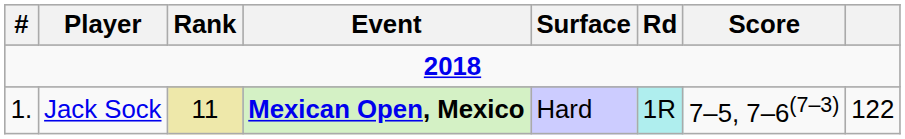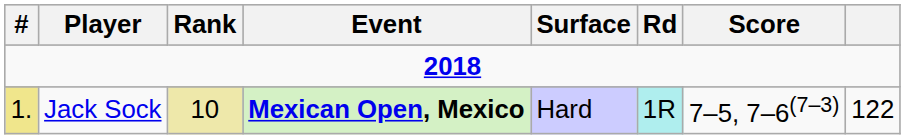(21, 110) no background -> (21, 110) khaki background
(205, 110) 11 -> (205, 110) 10
